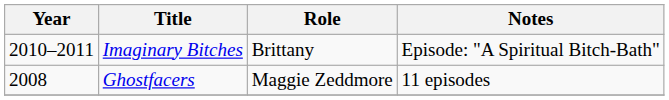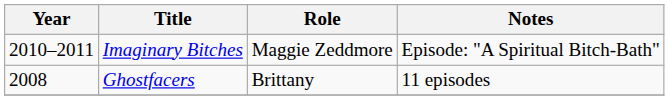(283, 49) Brittany -> (322, 49) Maggie Zeddmore
(322, 79) Maggie Zeddmore -> (283, 79) Brittany
